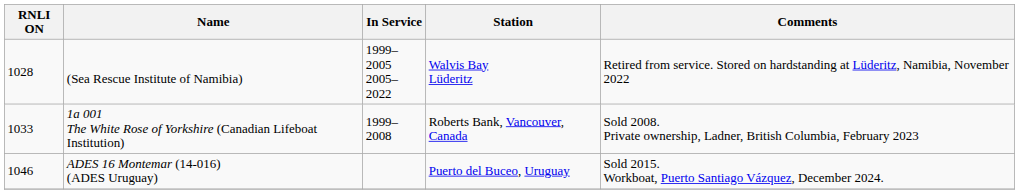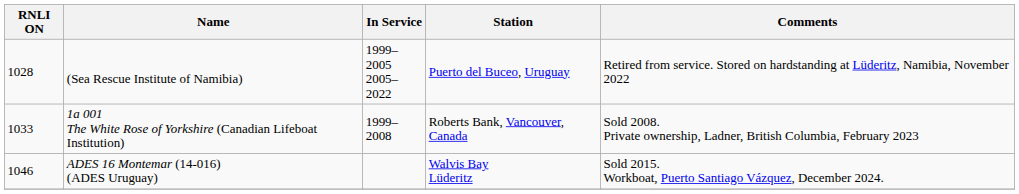(459, 71) Walvis Bay Lüderitz -> (499, 71) Puerto del Buceo, Uruguay
(499, 171) Puerto del Buceo, Uruguay -> (459, 171) Walvis Bay Lüderitz
